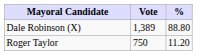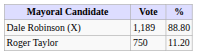(144, 27) 1,389 -> (144, 27) 1,189
